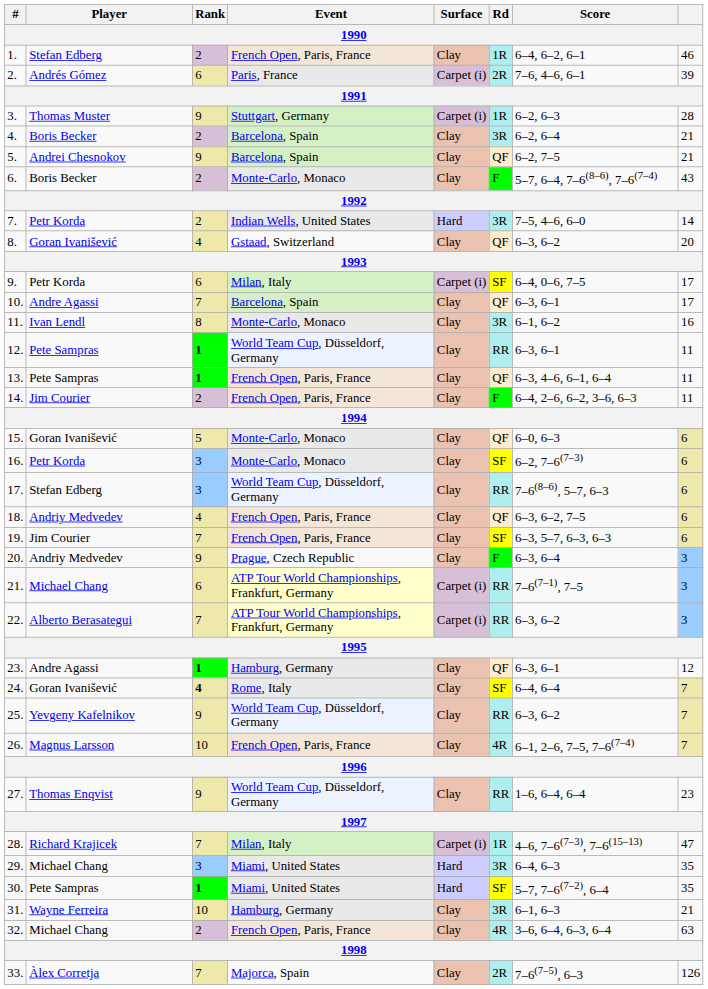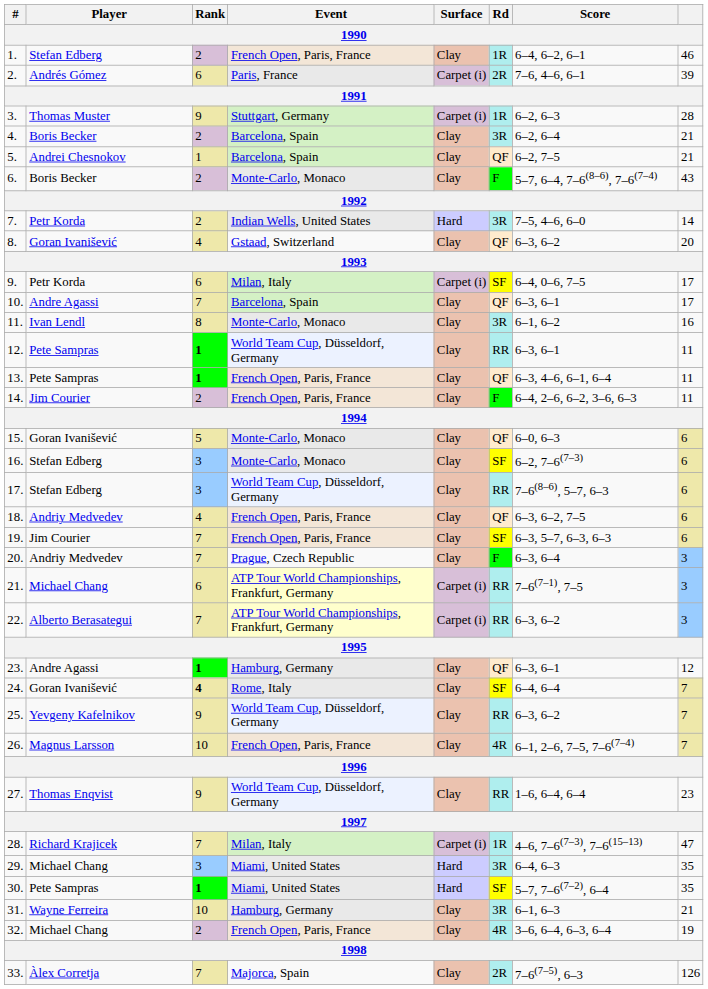(198, 156) 9 -> (198, 156) 1
(57, 460) Petr Korda -> (66, 460) Stefan Edberg
(198, 557) 9 -> (198, 557) 7
(687, 930) 63 -> (687, 930) 19
